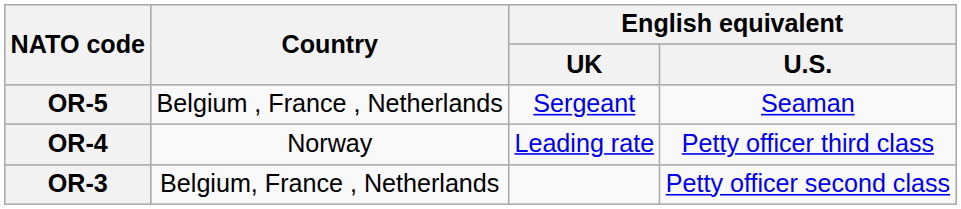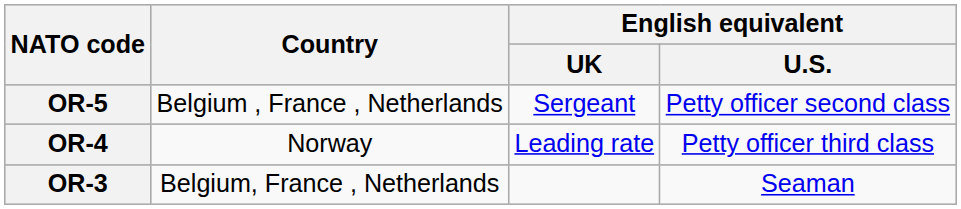(808, 104) Seaman -> (808, 104) Petty officer second class
(808, 183) Petty officer second class -> (808, 183) Seaman
